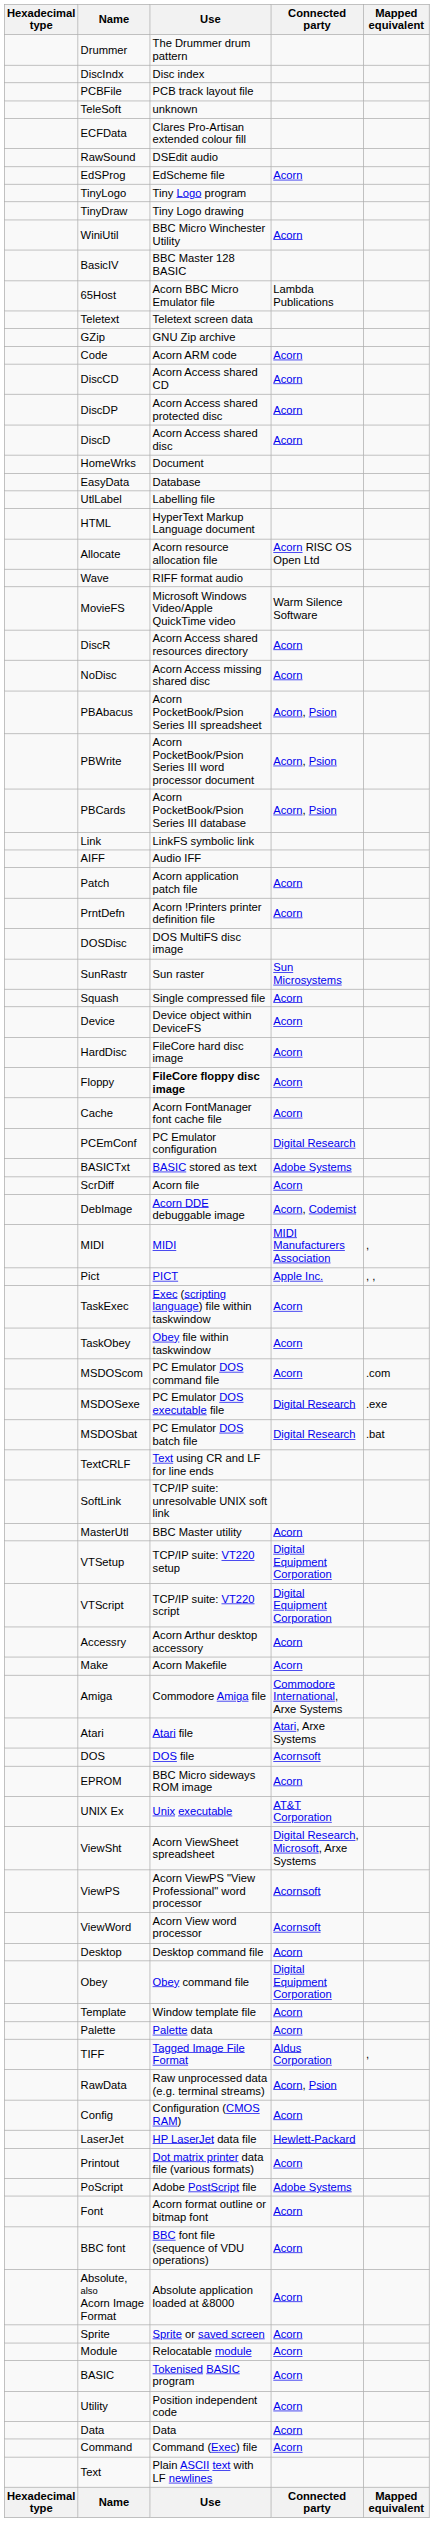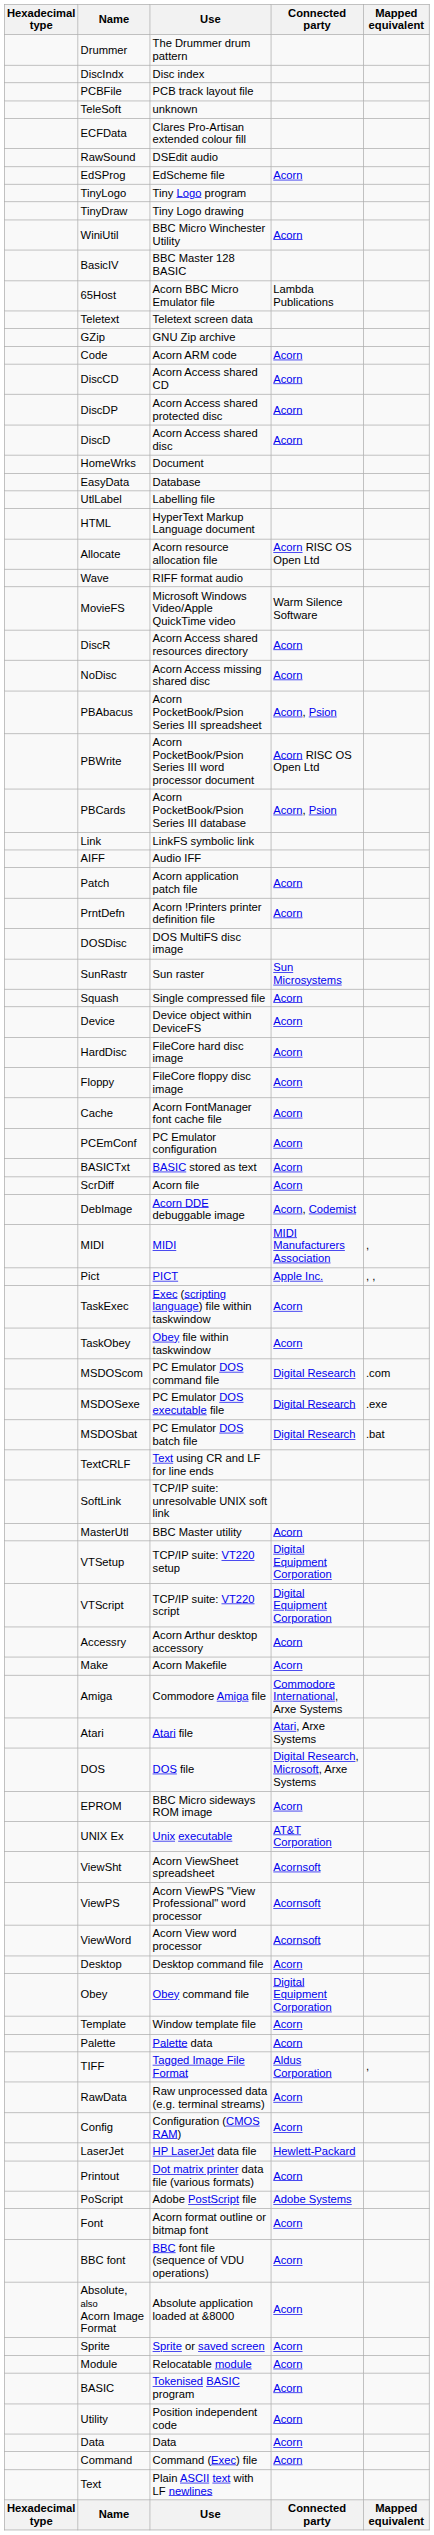(305, 761) Acorn, Psion -> (312, 761) Acorn RISC OS Open Ltd
(206, 1082) bold -> (202, 1082) normal
(314, 1143) Digital Research -> (288, 1143) Acorn
(313, 1167) Adobe Systems -> (288, 1167) Acorn
(288, 1374) Acorn -> (314, 1374) Digital Research
(297, 1757) Acornsoft -> (316, 1769) Digital Research, Microsoft, Arxe Systems
(316, 1848) Digital Research, Microsoft, Arxe Systems -> (297, 1867) Acornsoft
(305, 2084) Acorn, Psion -> (288, 2097) Acorn
